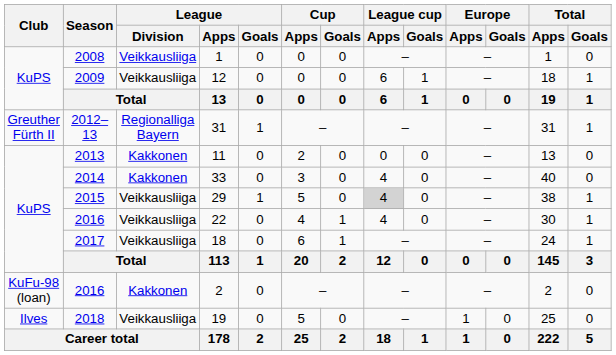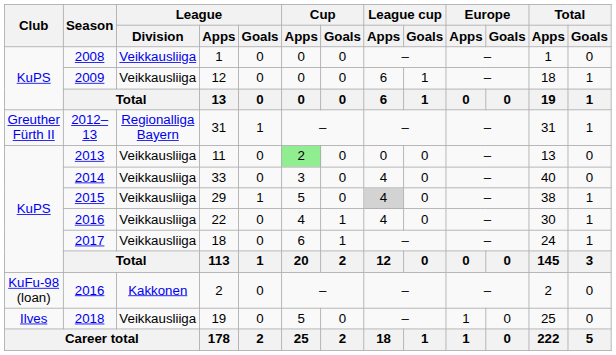(158, 156) Kakkonen -> (158, 156) Veikkausliiga
(301, 156) no background -> (301, 156) lightgreen background
(158, 177) Kakkonen -> (158, 177) Veikkausliiga
